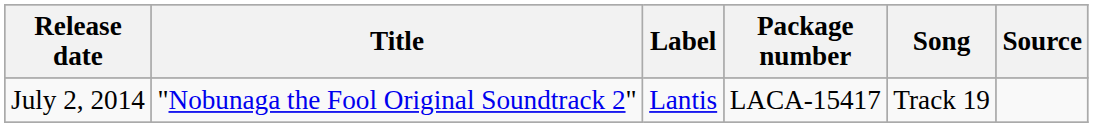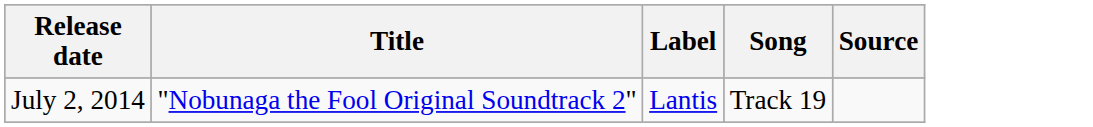- column: (805, 41)
